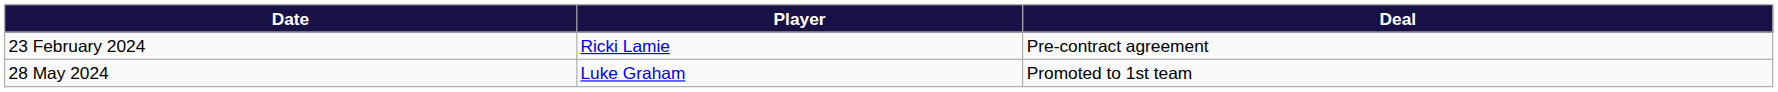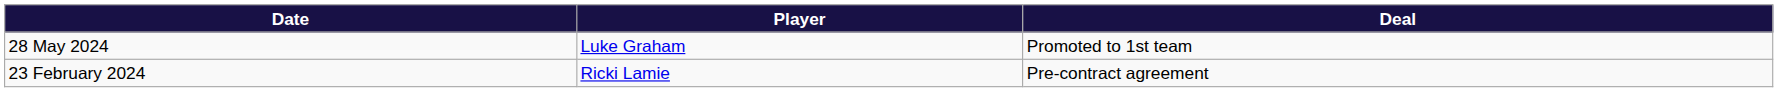rows swapped: (77, 46) <-> (59, 73)
